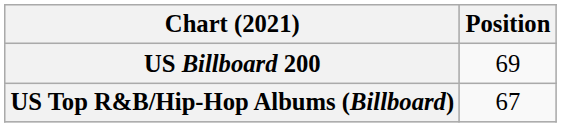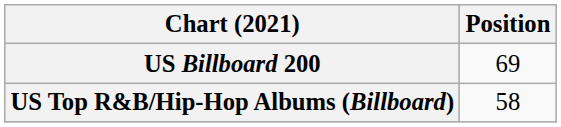(508, 102) 67 -> (508, 102) 58
